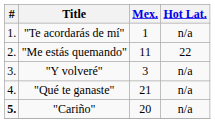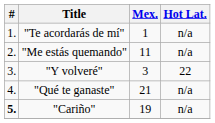(185, 52) 22 -> (185, 52) n/a
(185, 71) n/a -> (185, 71) 22
(145, 109) 20 -> (145, 109) 19
